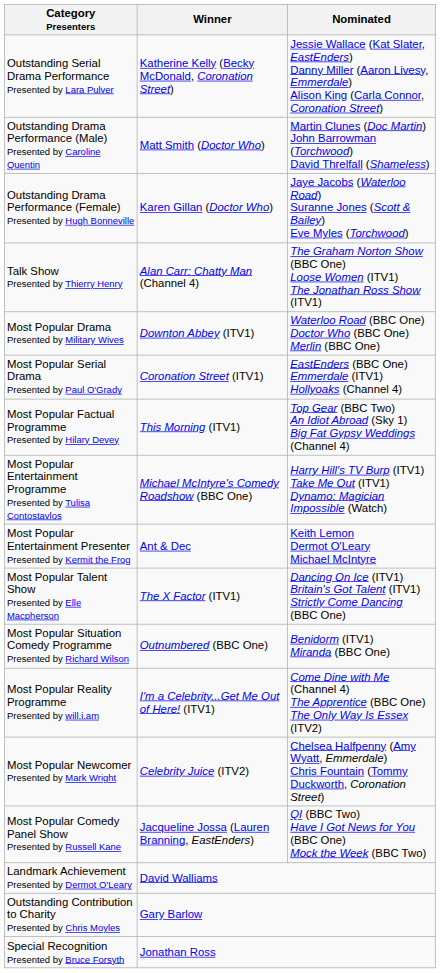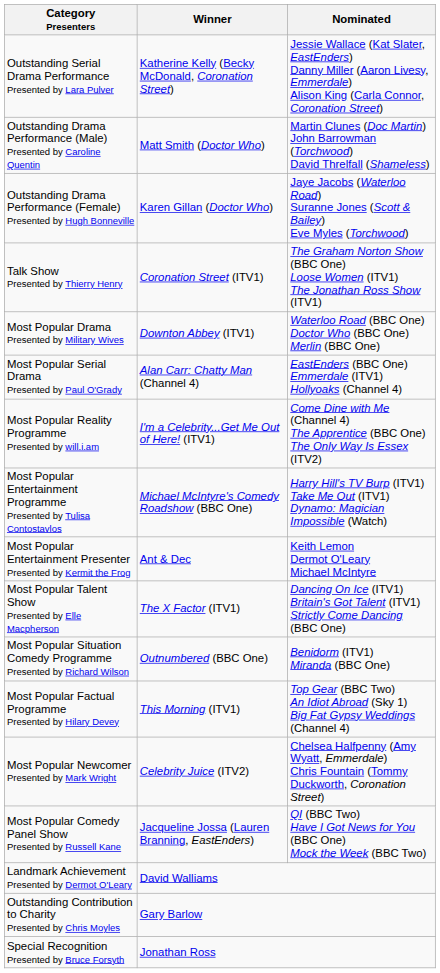(196, 277) Alan Carr: Chatty Man (Channel 4) -> (202, 277) Coronation Street (ITV1)
(202, 377) Coronation Street (ITV1) -> (196, 377) Alan Carr: Chatty Man (Channel 4)
rows swapped: (59, 702) <-> (63, 427)
